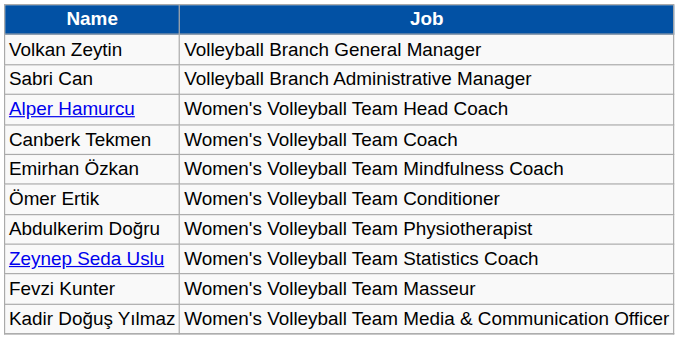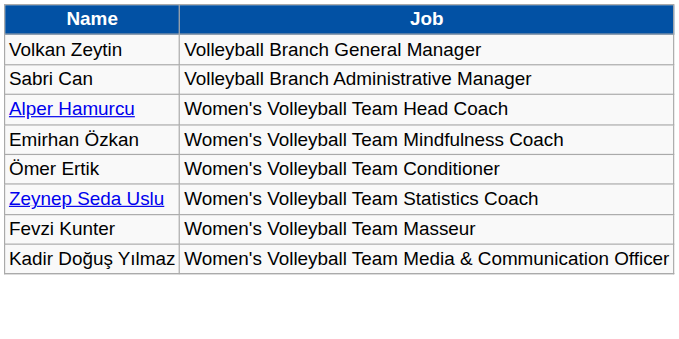- row: (80, 139)
- row: (84, 229)
